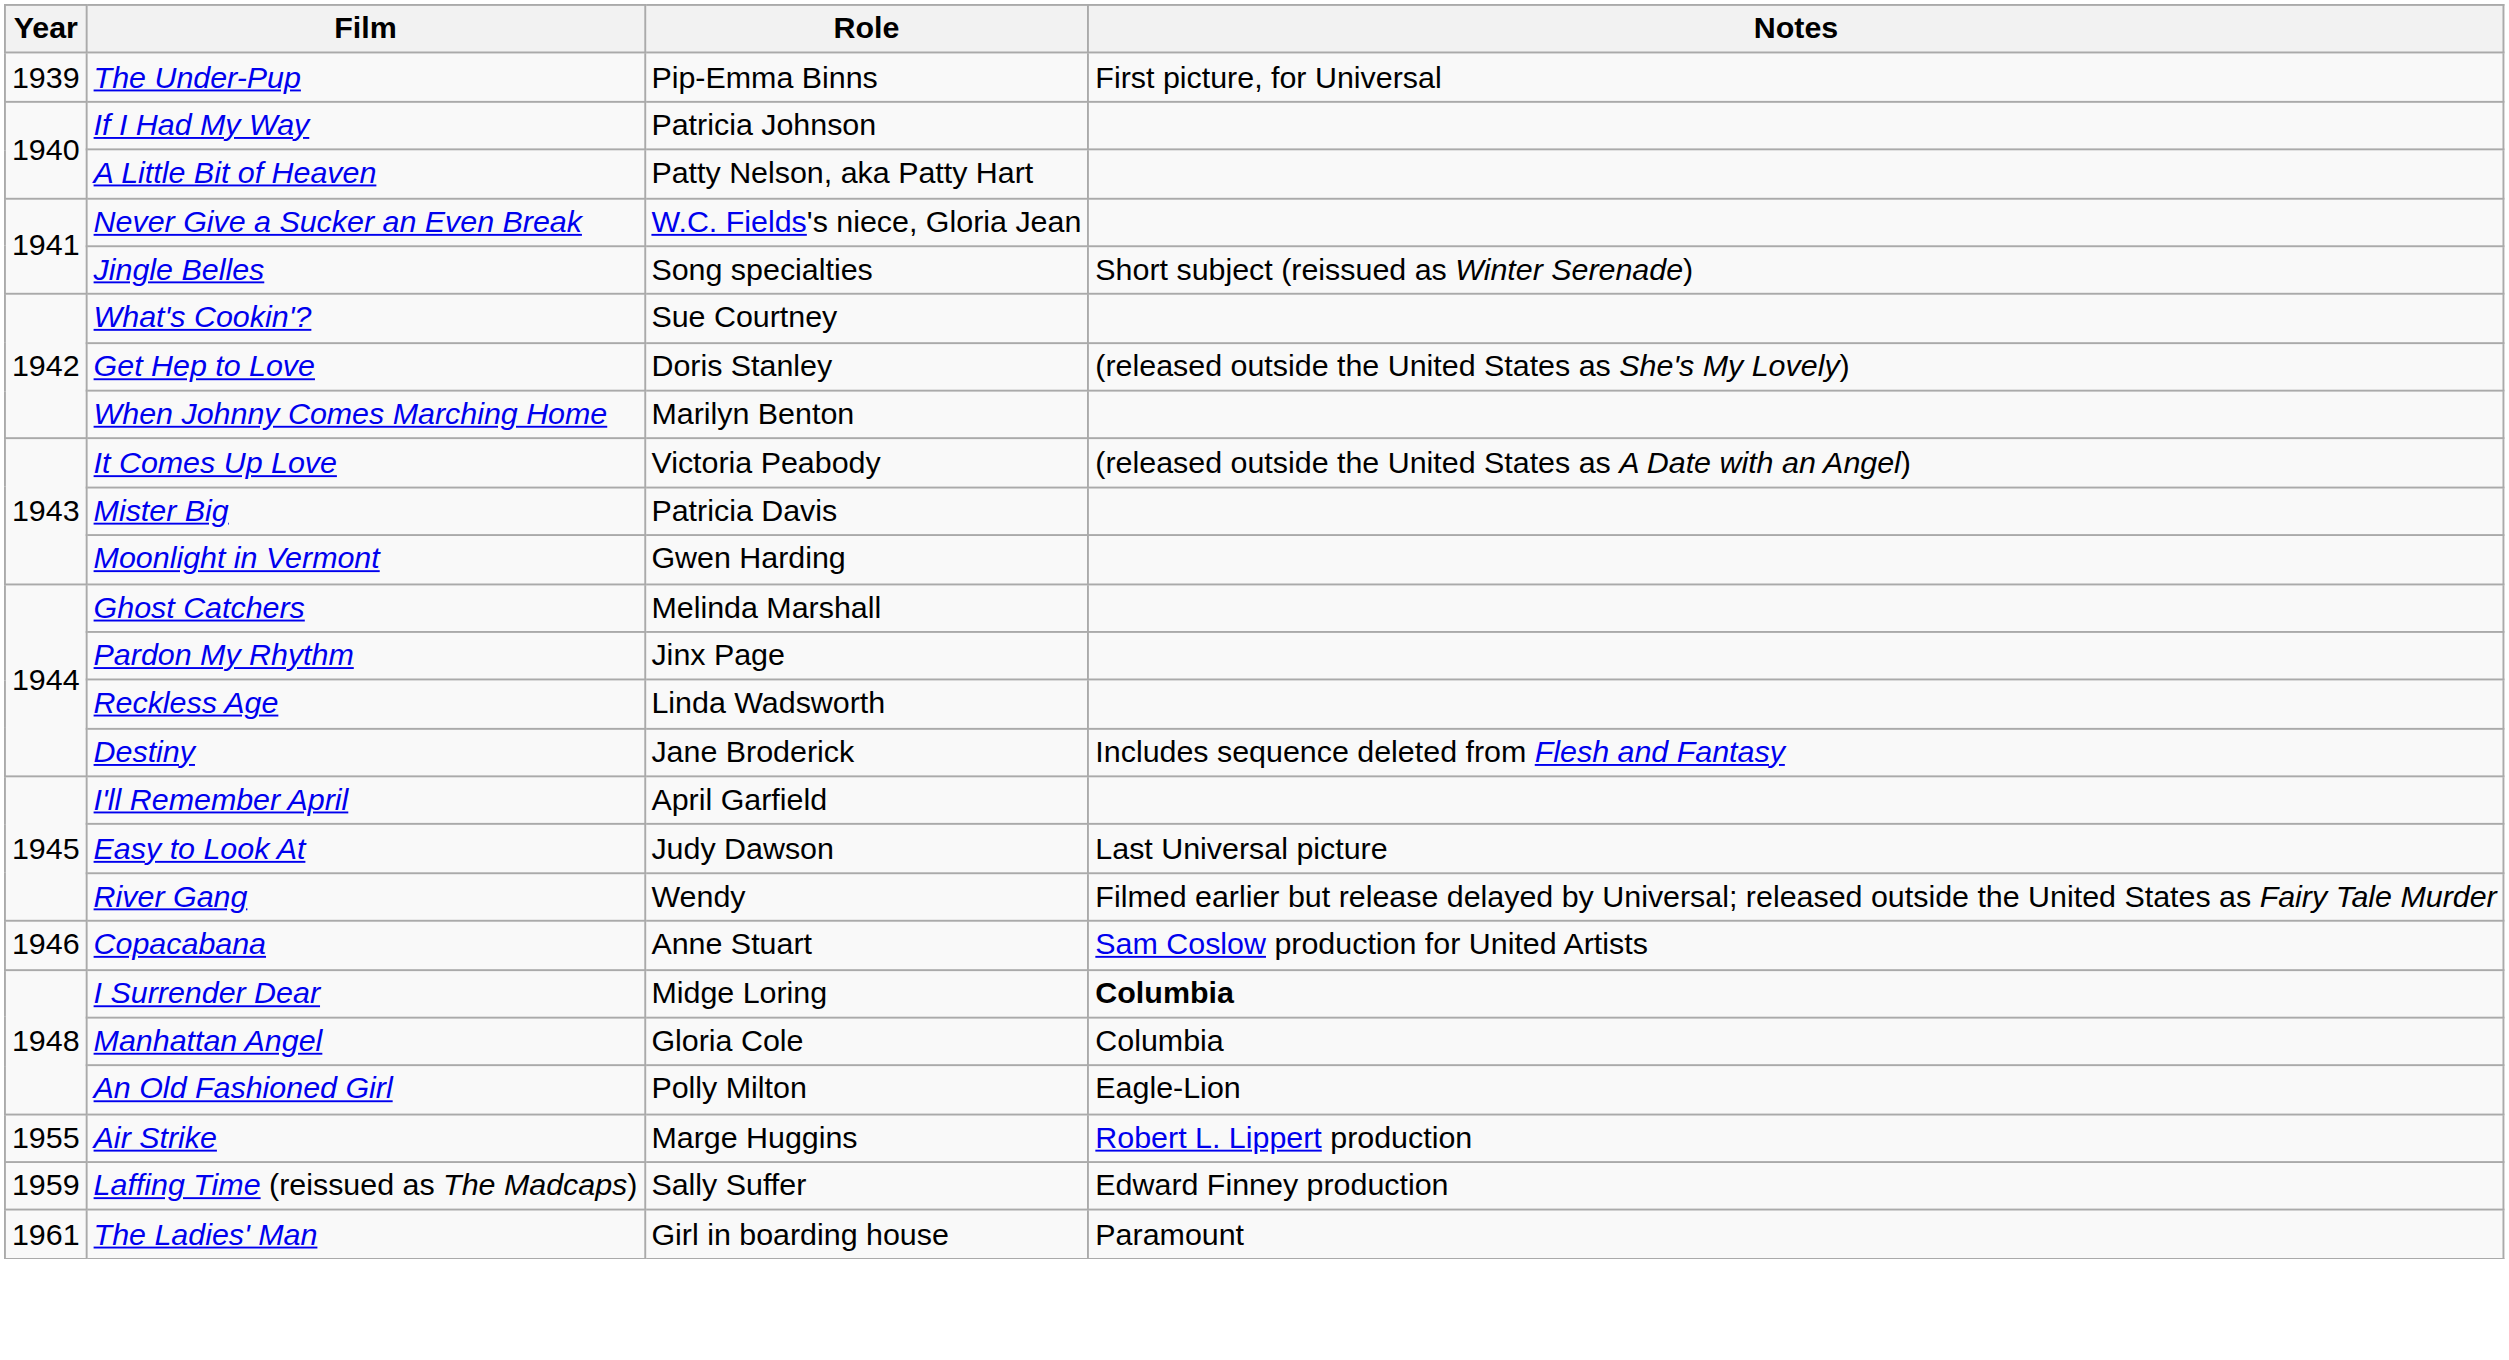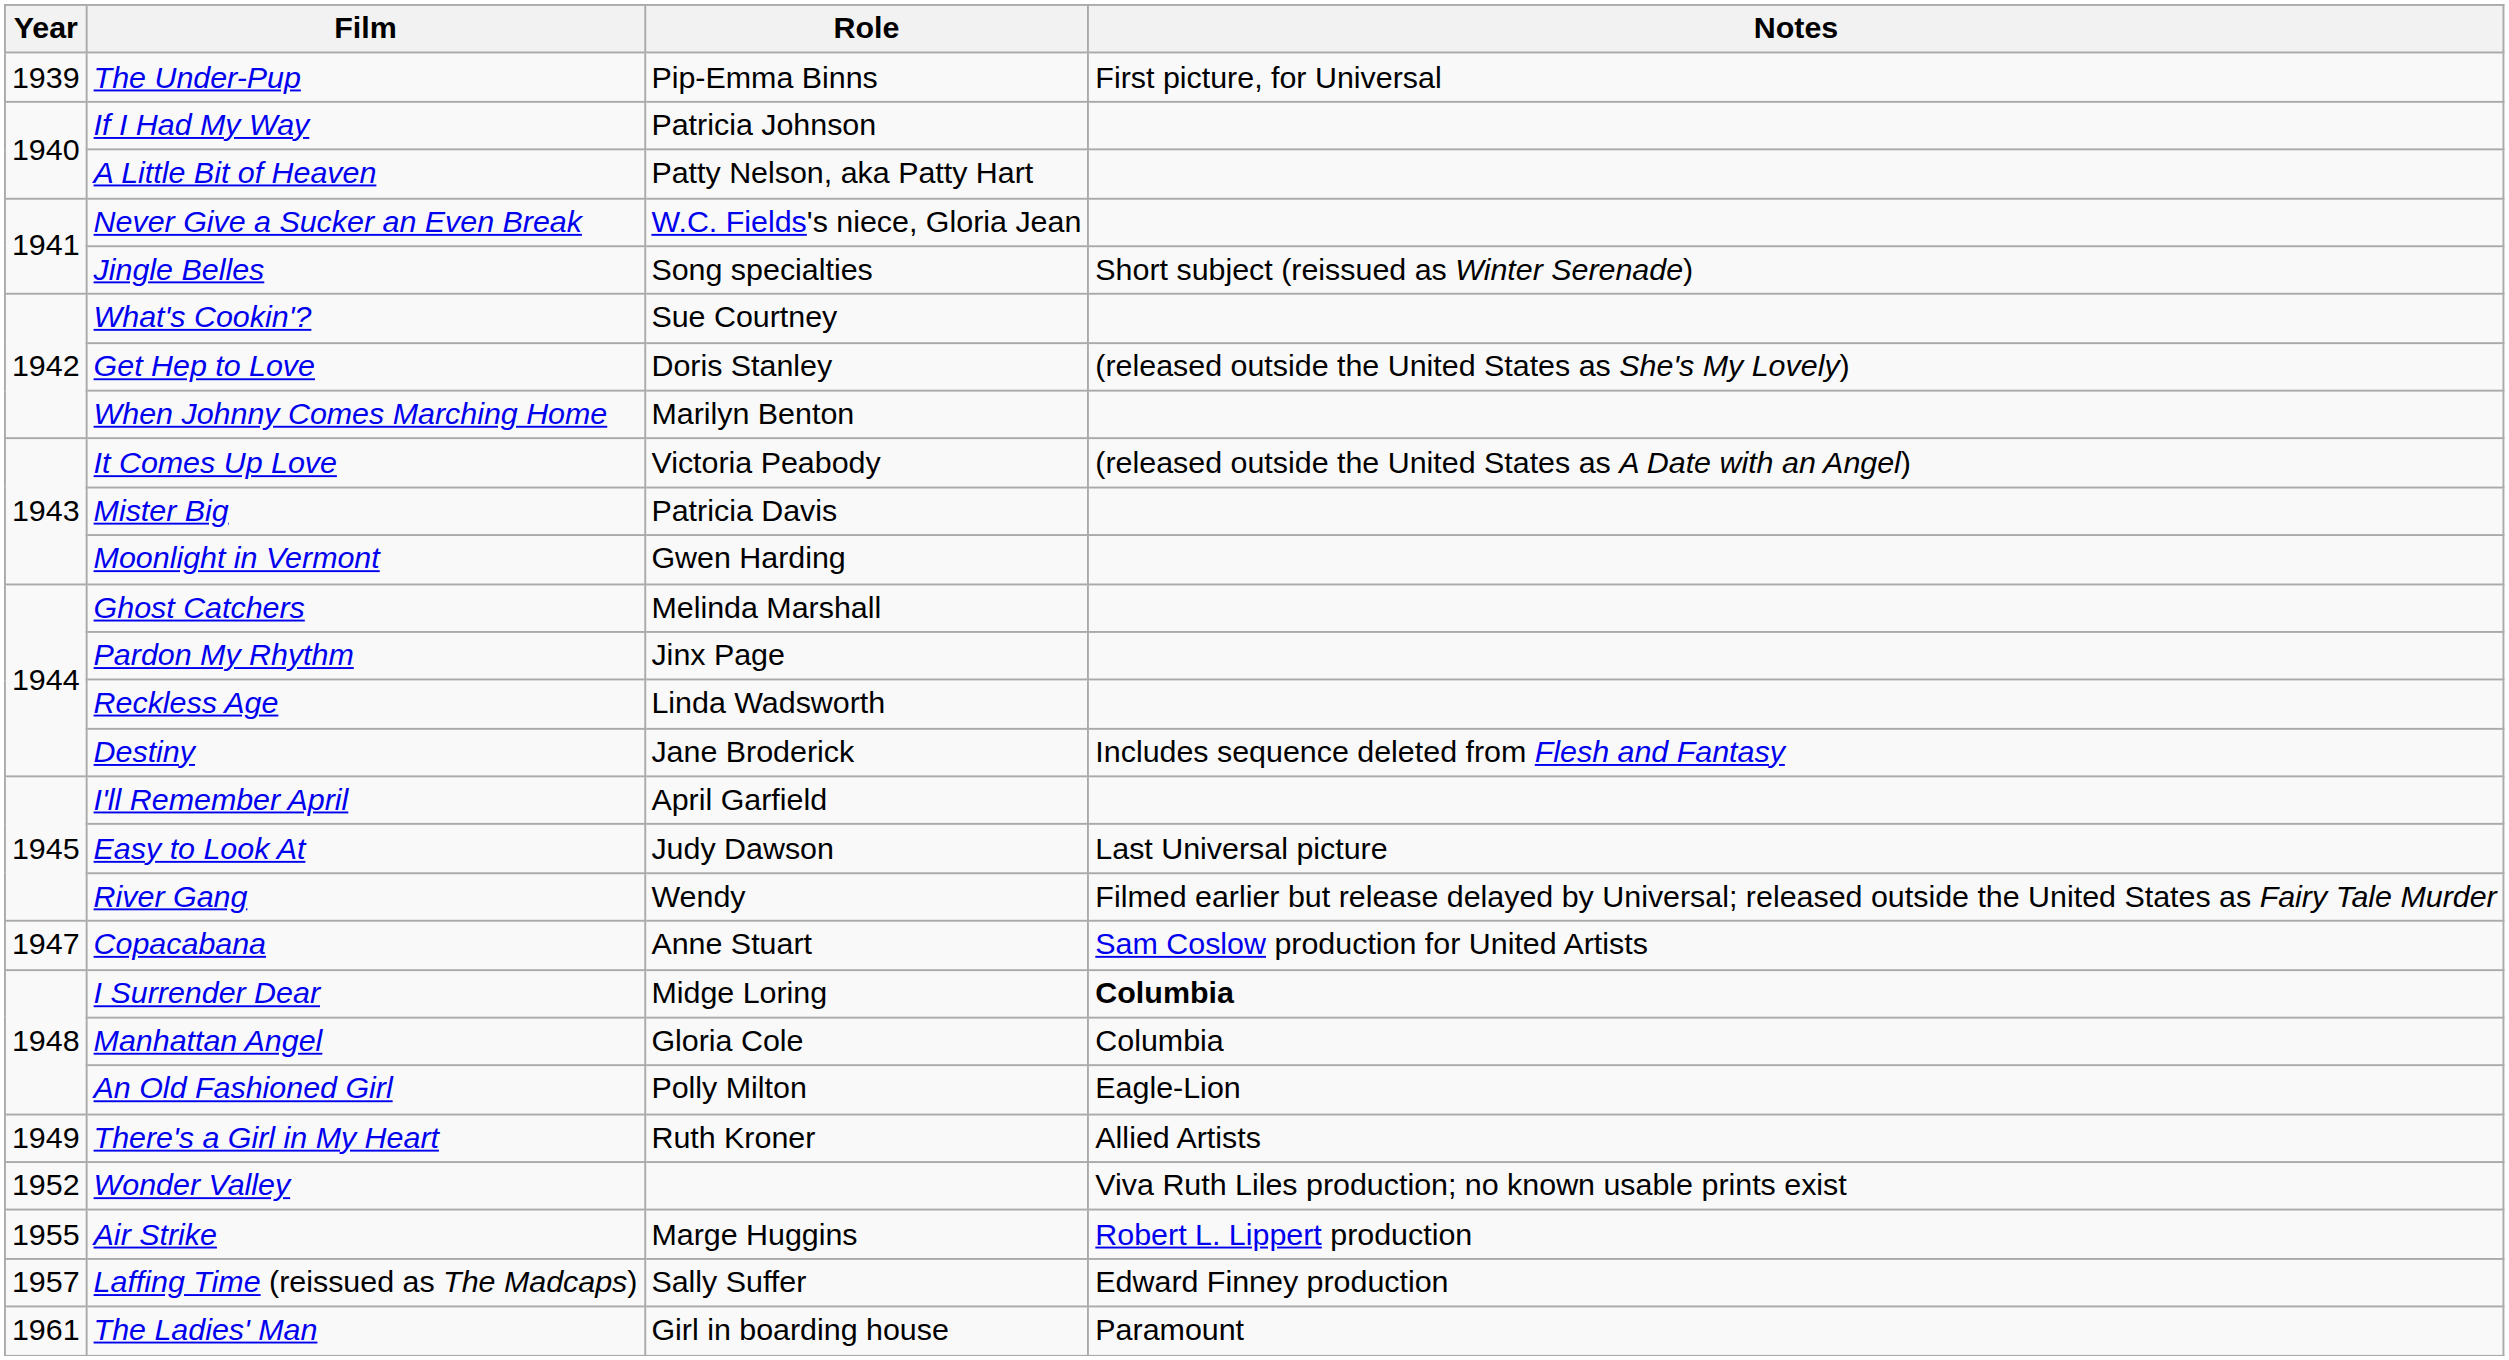(46, 944) 1946 -> (46, 944) 1947
+ row: (266, 1137)
+ row: (192, 1185)
(46, 1185) 1959 -> (46, 1282) 1957
